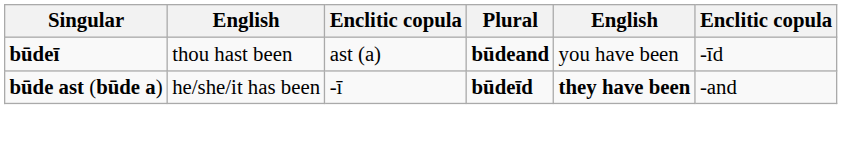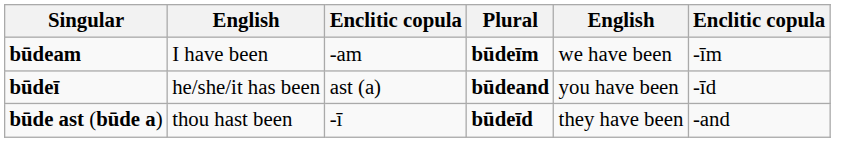+ row: (45, 53)
(232, 53) thou hast been -> (246, 86) he/she/it has been
(246, 86) he/she/it has been -> (232, 119) thou hast been
(624, 86) bold -> (621, 119) normal
